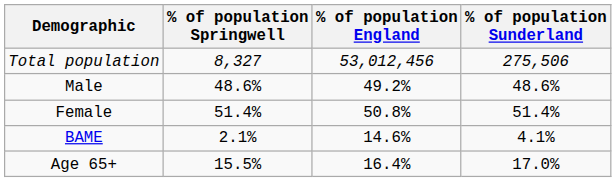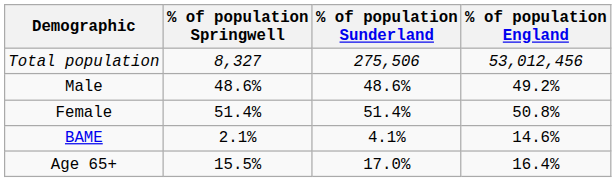columns swapped: (536, 26) <-> (387, 26)
